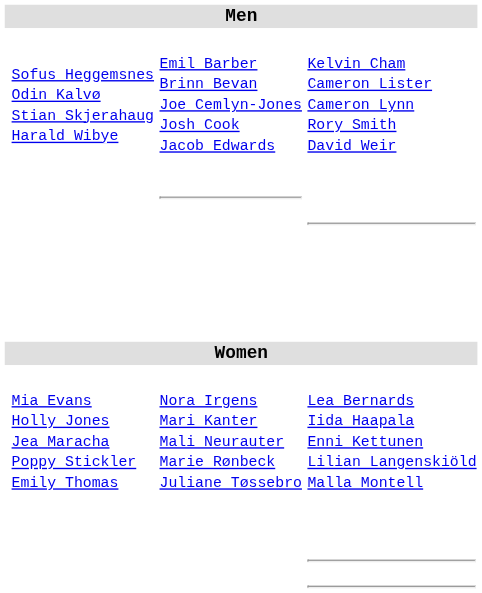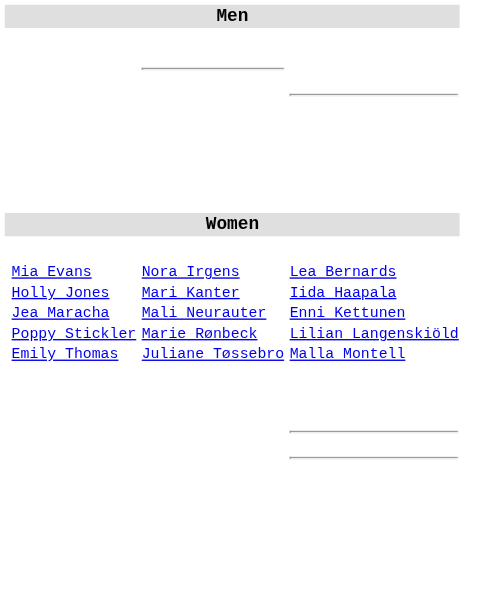- row: (83, 105)
